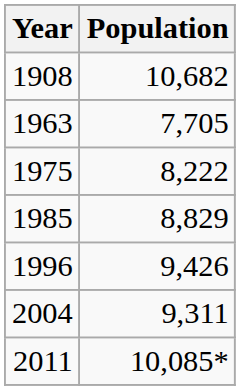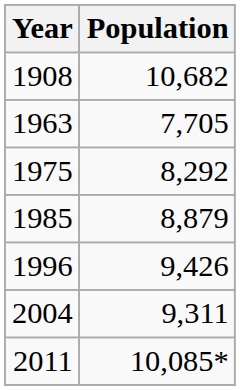(194, 170) 8,222 -> (194, 170) 8,292
(194, 218) 8,829 -> (194, 218) 8,879
